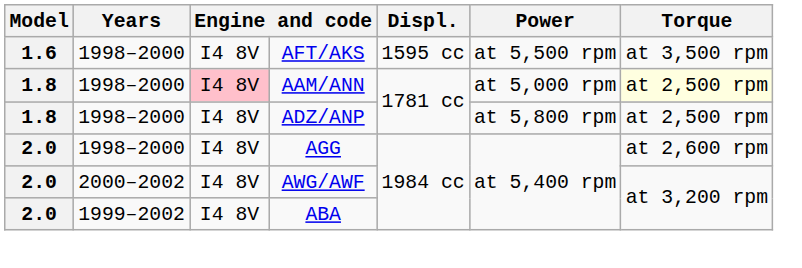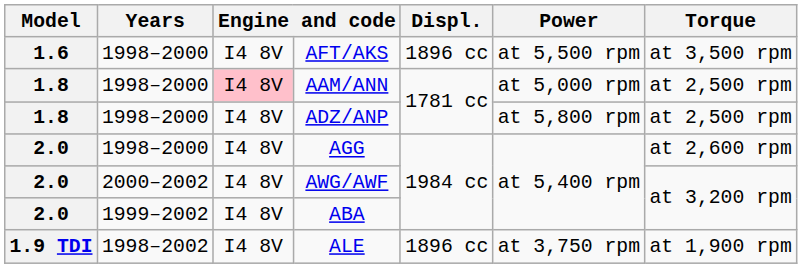(423, 53) 1595 cc -> (447, 53) 1896 cc
(697, 85) lightyellow background -> (721, 85) no background
+ row: (347, 246)
